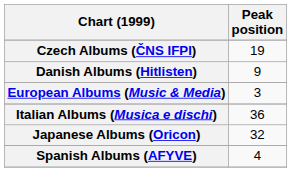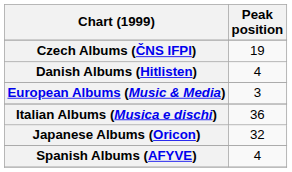(257, 72) 9 -> (257, 72) 4
